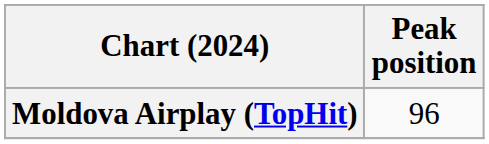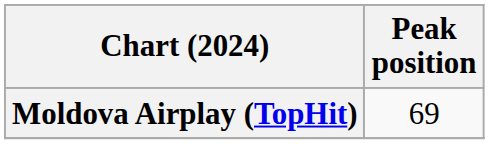(424, 112) 96 -> (424, 112) 69
